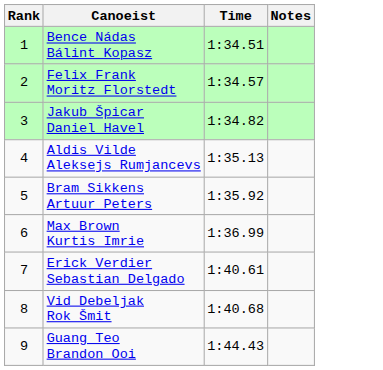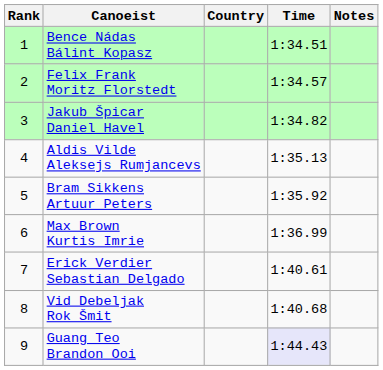+ column: (236, 16)
(236, 346) no background -> (299, 346) lavender background
